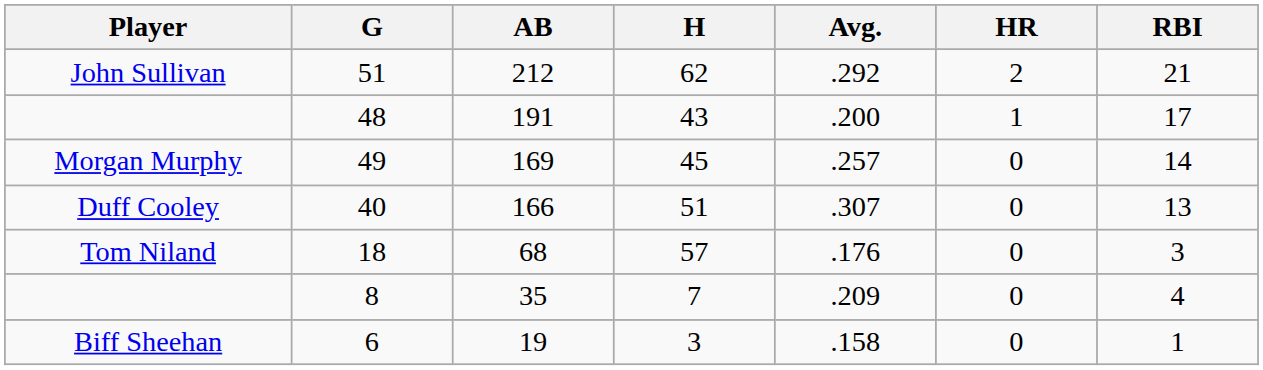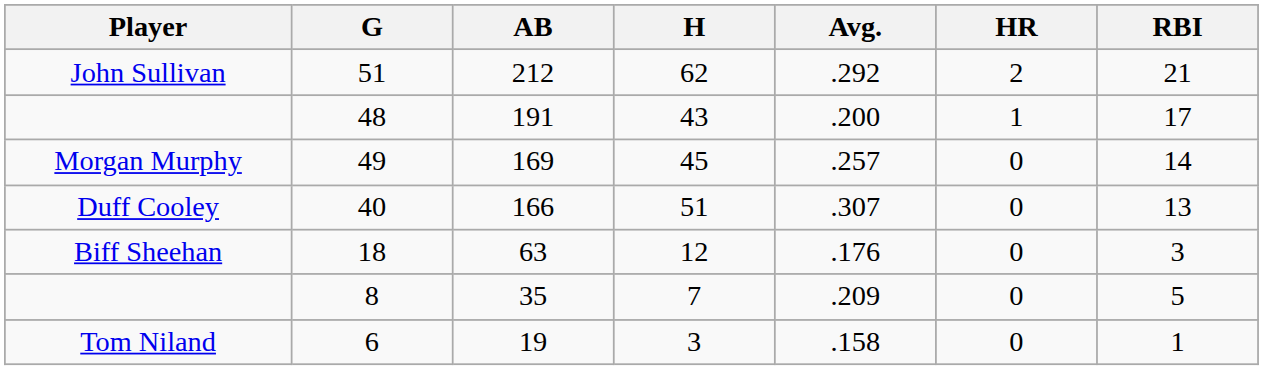(148, 251) Tom Niland -> (148, 251) Biff Sheehan
(533, 251) 68 -> (533, 251) 63
(694, 251) 57 -> (694, 251) 12
(1178, 296) 4 -> (1178, 296) 5
(148, 341) Biff Sheehan -> (148, 341) Tom Niland
